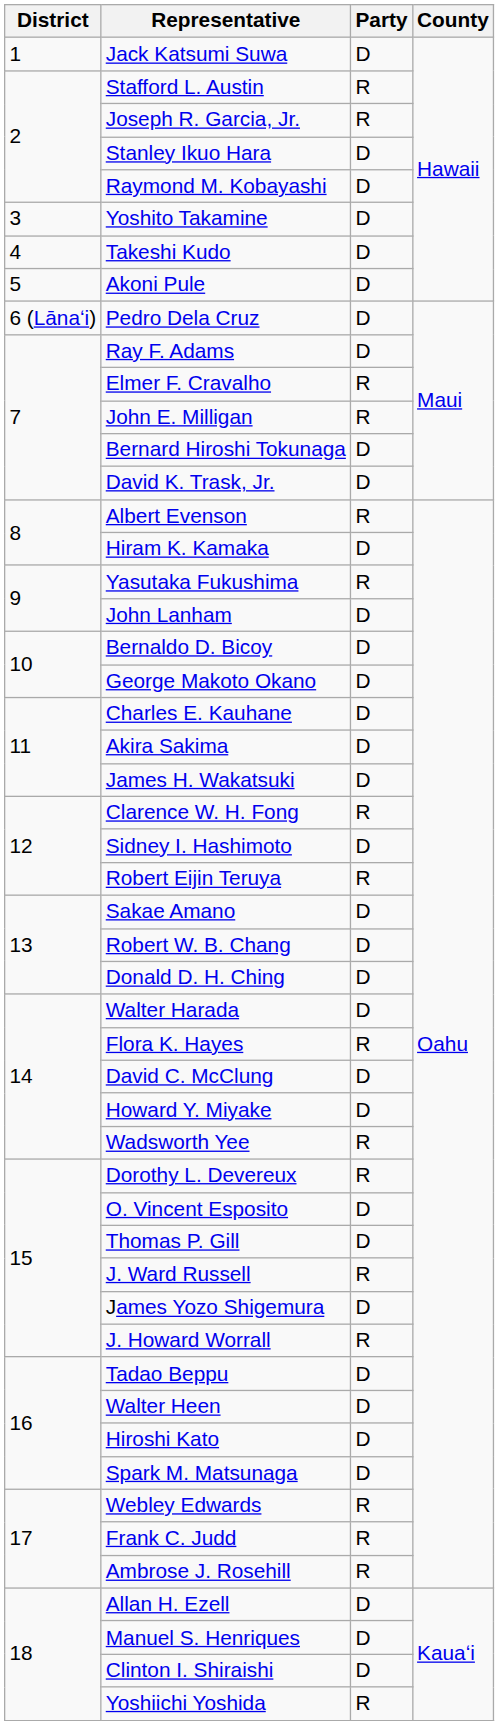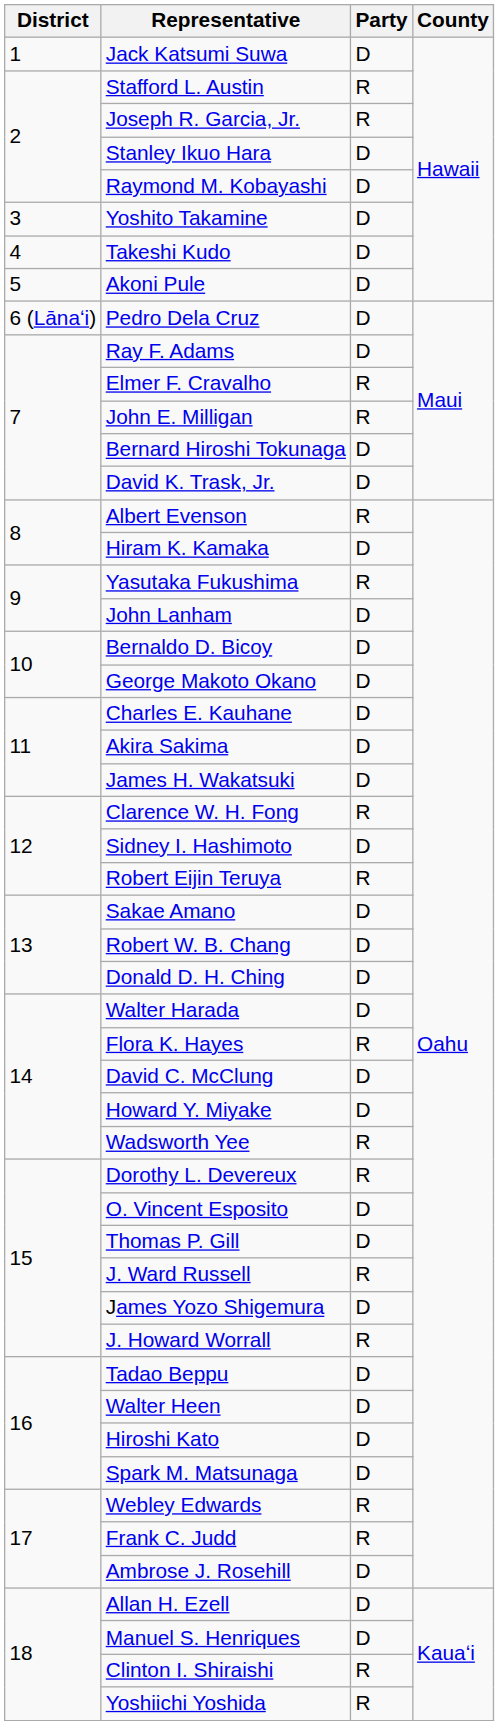(363, 1571) R -> (363, 1571) D
(363, 1670) D -> (363, 1670) R
